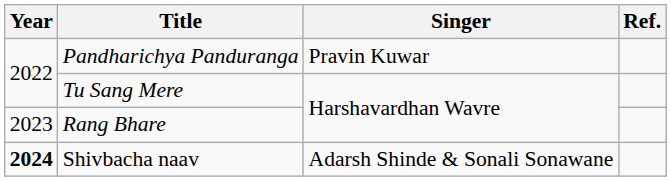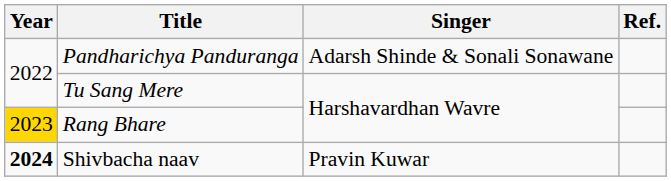(369, 55) Pravin Kuwar -> (461, 55) Adarsh Shinde & Sonali Sonawane
(31, 124) no background -> (31, 124) gold background
(461, 158) Adarsh Shinde & Sonali Sonawane -> (369, 158) Pravin Kuwar
